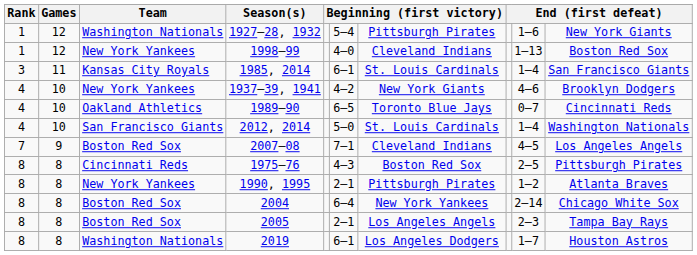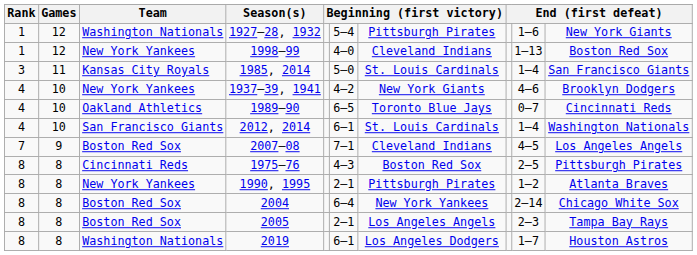(344, 71) 6–1 -> (344, 71) 5–0
(344, 128) 5–0 -> (344, 128) 6–1
